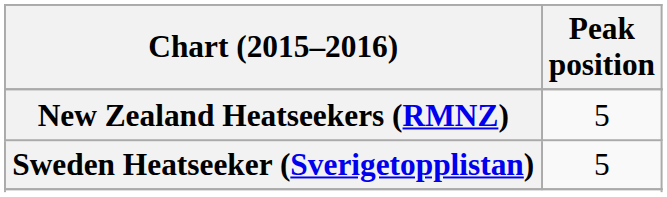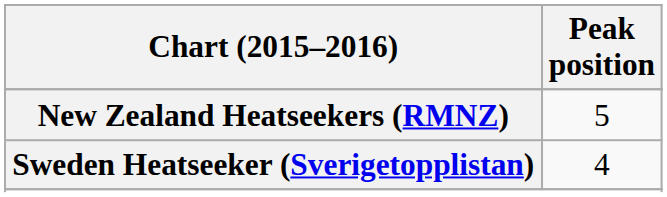(602, 164) 5 -> (602, 164) 4
